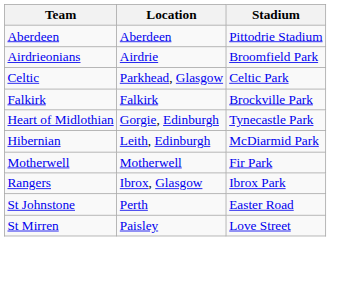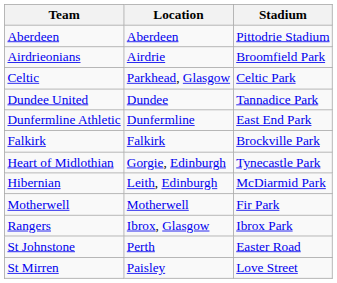+ row: (48, 99)
+ row: (64, 120)
